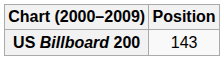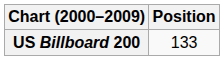(184, 42) 143 -> (184, 42) 133
